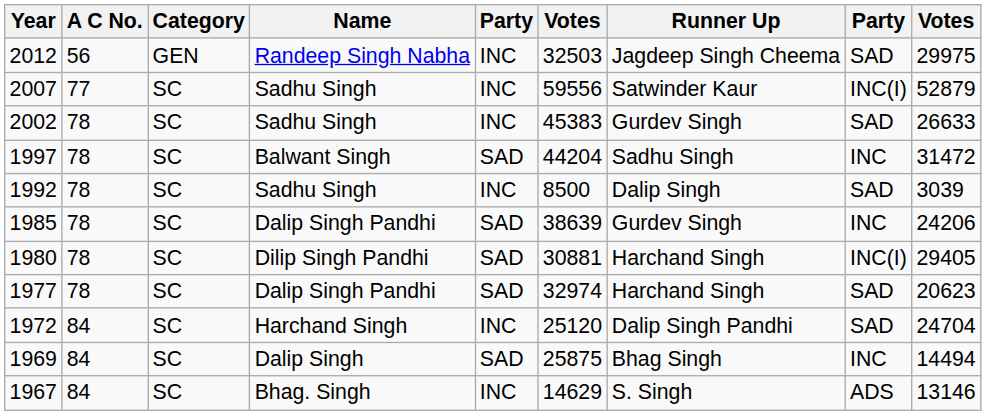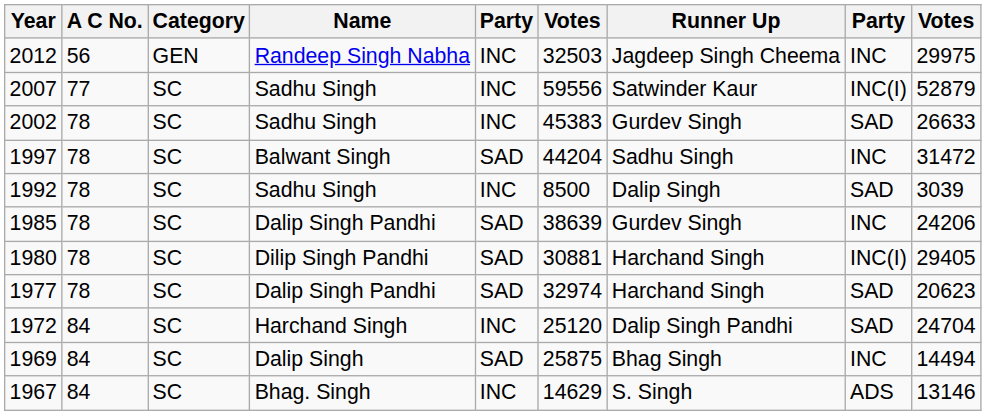(872, 55) SAD -> (868, 55) INC
